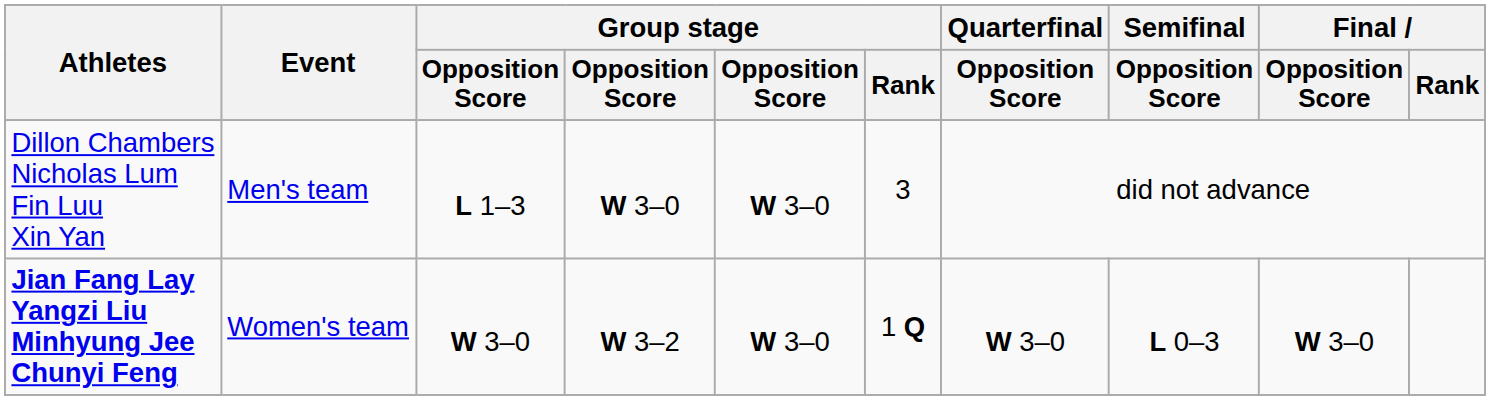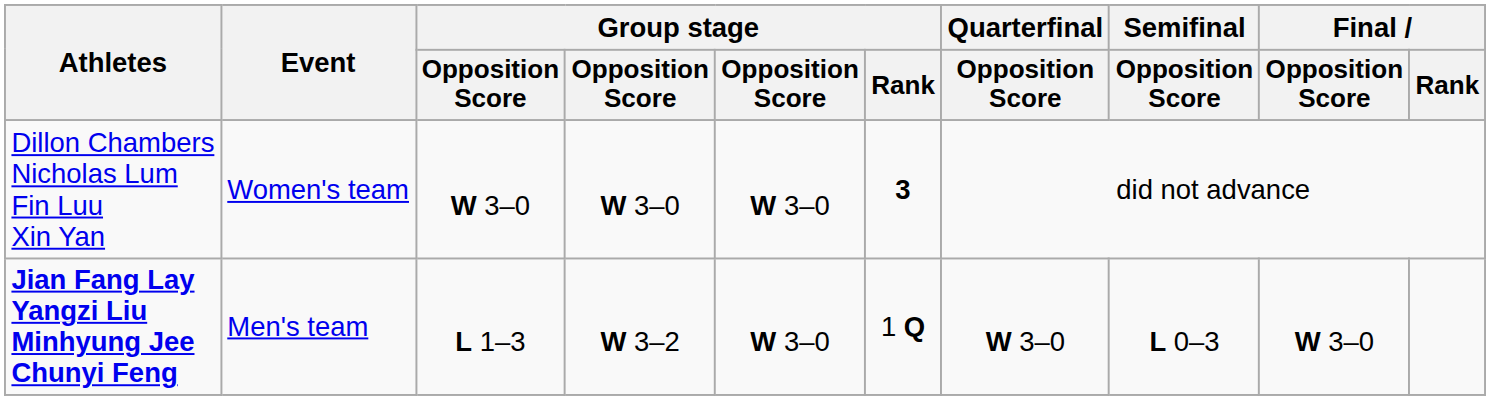(298, 189) Men's team -> (318, 189) Women's team
(490, 205) L 1–3 -> (490, 205) W 3–0
(903, 189) normal -> (903, 189) bold
(318, 327) Women's team -> (298, 327) Men's team
(490, 342) W 3–0 -> (490, 342) L 1–3
